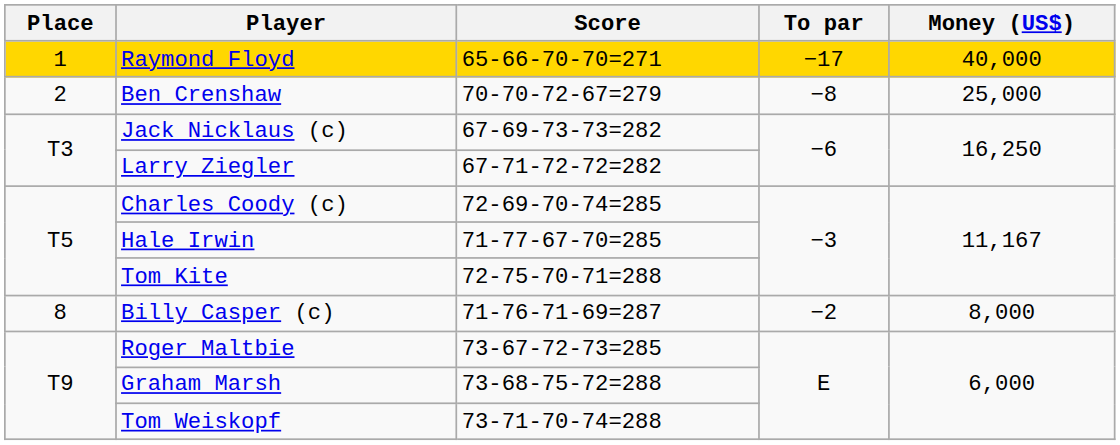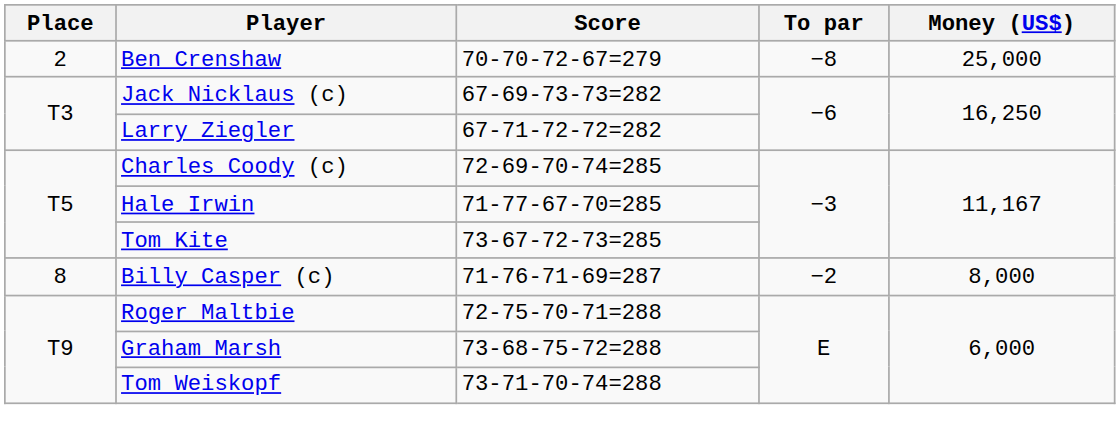- row: (208, 59)
(562, 277) 72-75-70-71=288 -> (562, 240) 73-67-72-73=285
(562, 349) 73-67-72-73=285 -> (562, 313) 72-75-70-71=288
